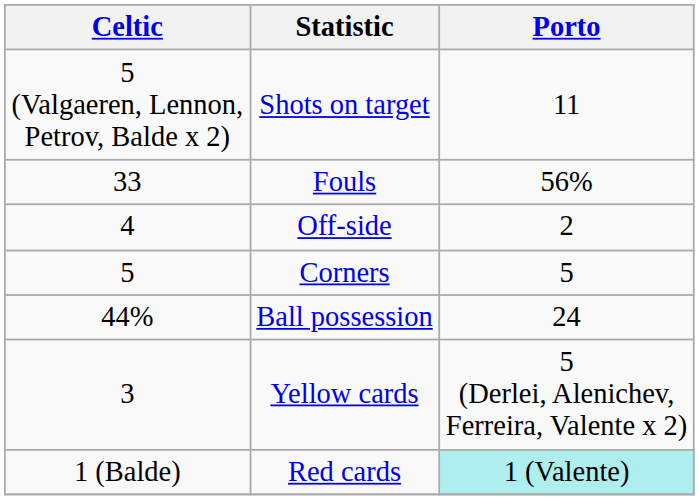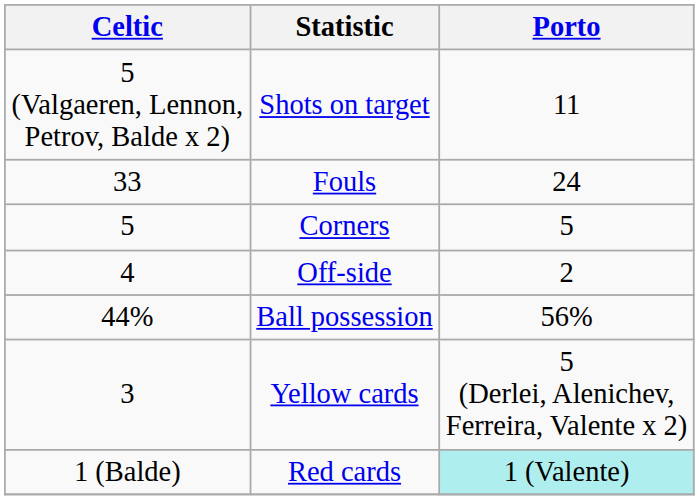(567, 181) 56% -> (567, 181) 24
rows swapped: (345, 271) <-> (345, 226)
(567, 317) 24 -> (567, 317) 56%
